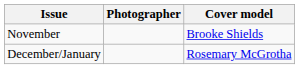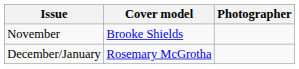columns swapped: (239, 14) <-> (144, 14)
